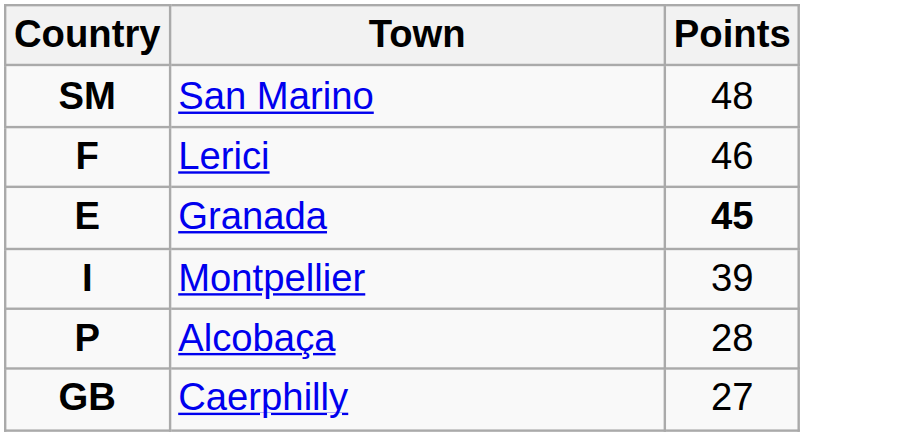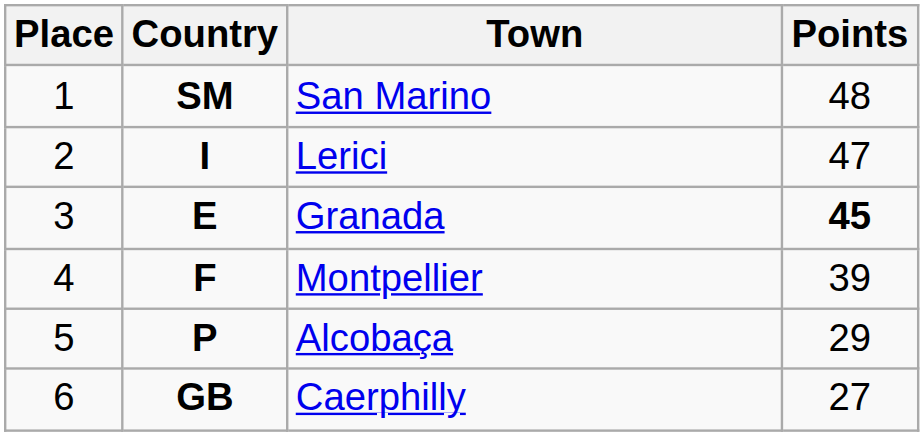+ column: (64, 34)
(87, 156) F -> (205, 156) I
(732, 156) 46 -> (850, 156) 47
(87, 277) I -> (205, 277) F
(732, 338) 28 -> (850, 338) 29
